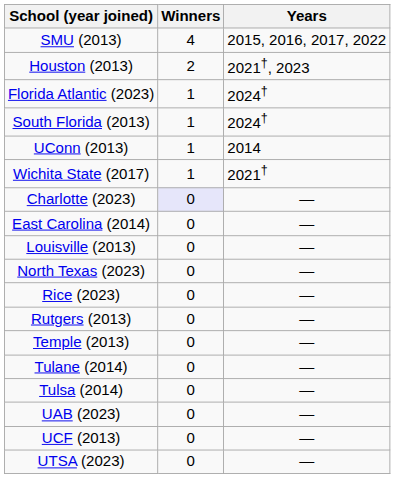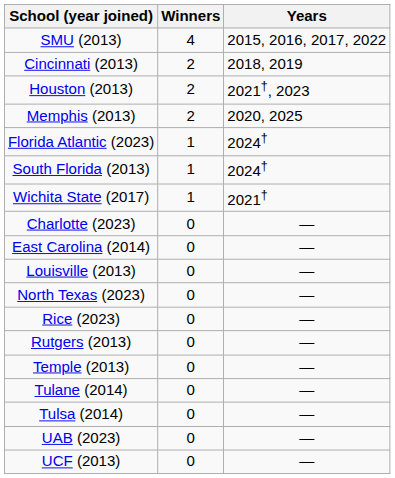+ row: (81, 64)
+ row: (81, 115)
- row: (81, 147)
(191, 199) lavender background -> (191, 223) no background
- row: (81, 462)
